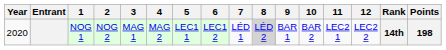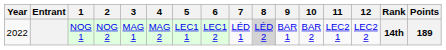(17, 32) 2020 -> (17, 32) 2022
(425, 32) 198 -> (425, 32) 189
